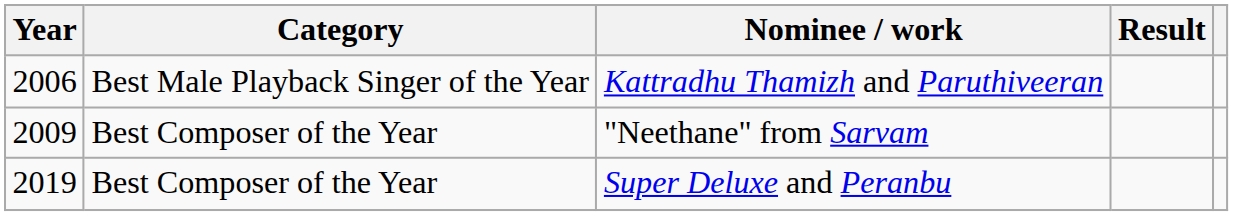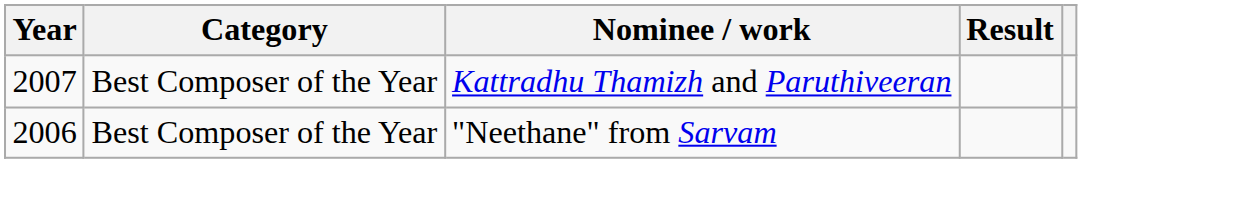(45, 81) 2006 -> (45, 81) 2007
(340, 81) Best Male Playback Singer of the Year -> (264, 81) Best Composer of the Year
(45, 132) 2009 -> (45, 132) 2006
- row: (778, 183)
